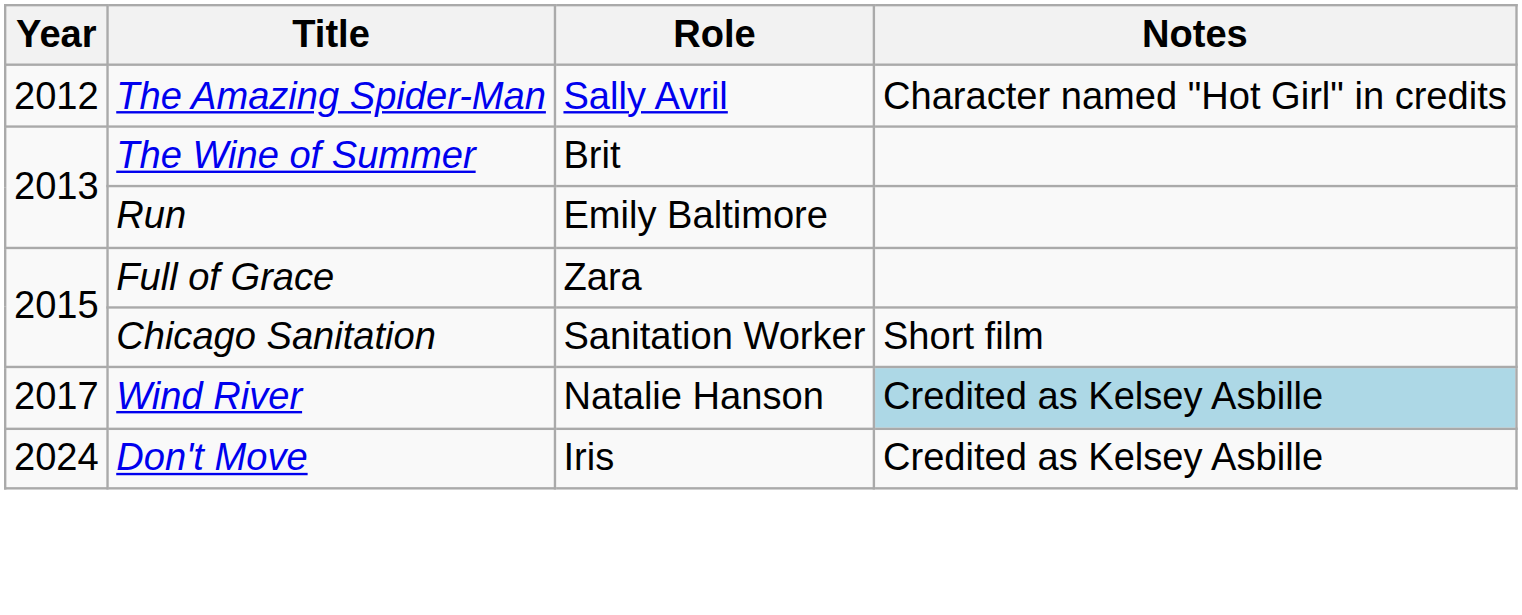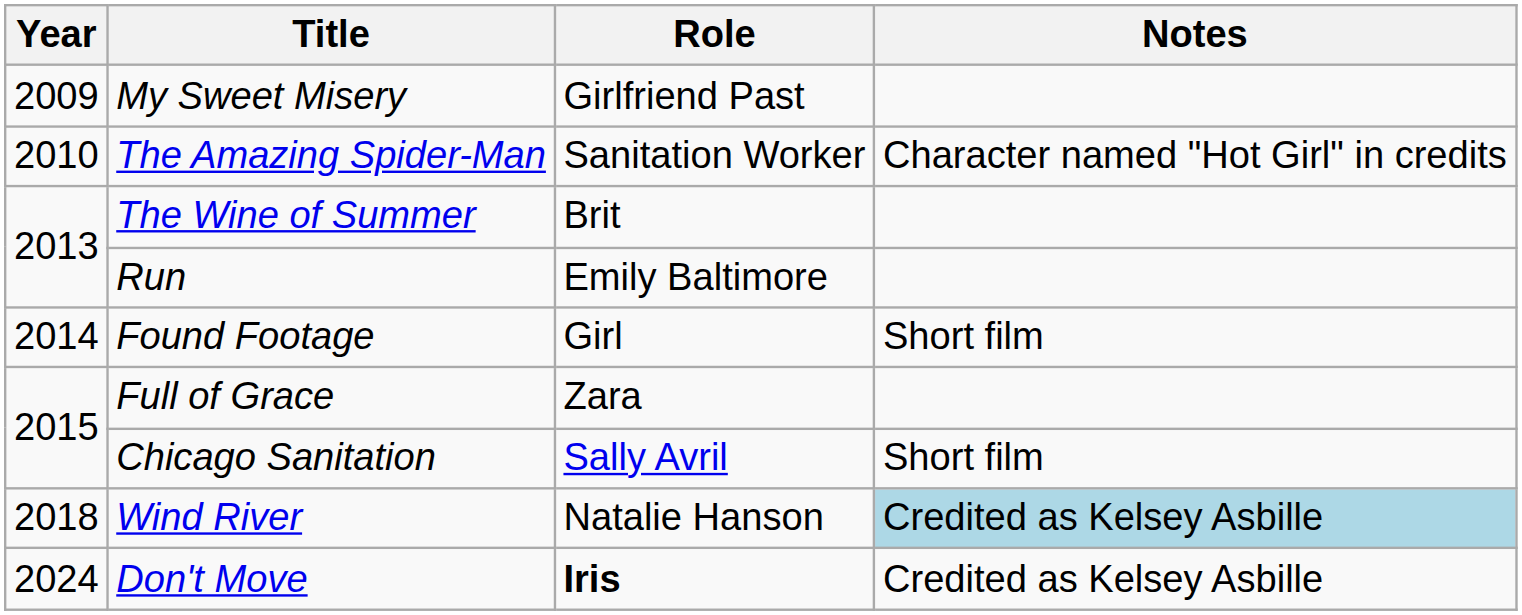+ row: (261, 95)
(56, 95) 2012 -> (56, 155) 2010
(646, 95) Sally Avril -> (714, 155) Sanitation Worker
+ row: (245, 336)
(714, 336) Sanitation Worker -> (646, 457) Sally Avril
(56, 397) 2017 -> (56, 517) 2018
(589, 457) normal -> (592, 578) bold
